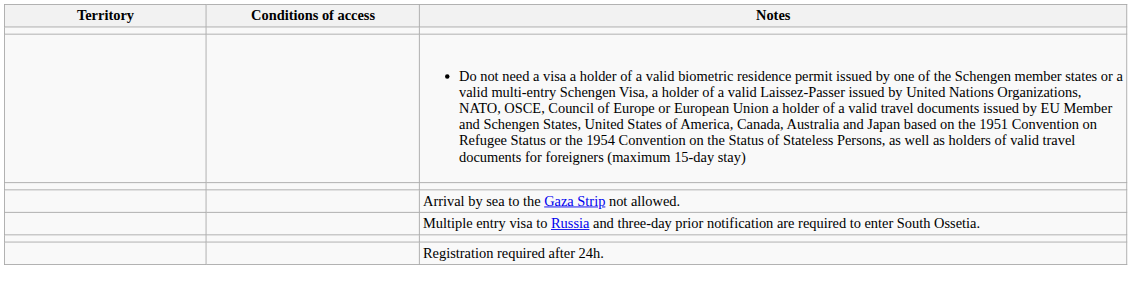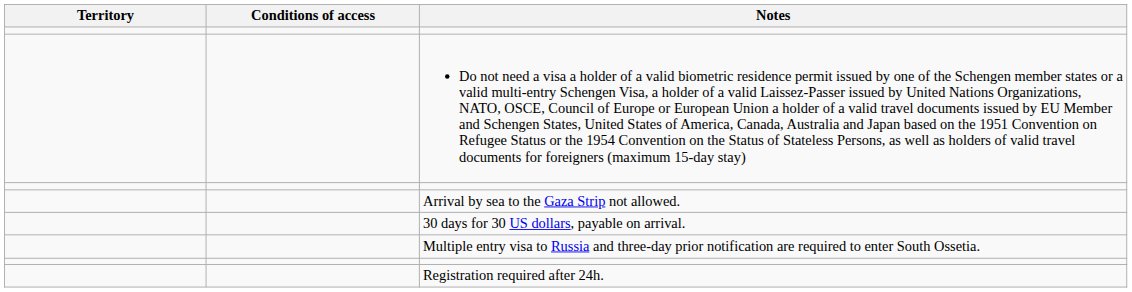+ row: (105, 224)
